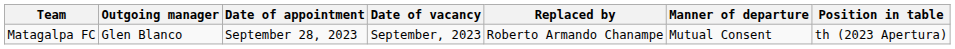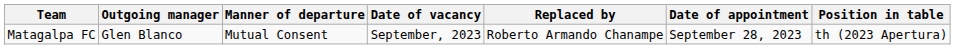columns swapped: (739, 14) <-> (295, 14)
